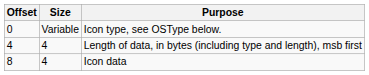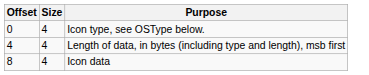(60, 29) Variable -> (44, 29) 4
